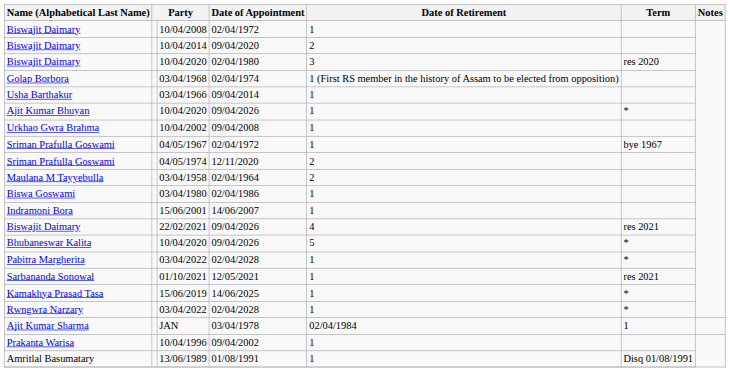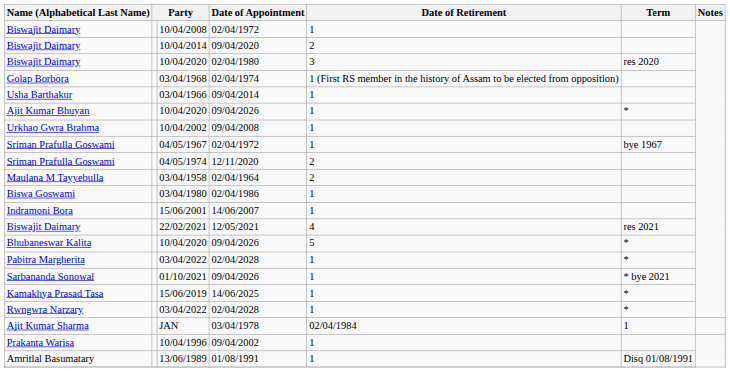(235, 227) 09/04/2026 -> (235, 227) 12/05/2021
(235, 276) 12/05/2021 -> (235, 276) 09/04/2026
(641, 276) res 2021 -> (647, 276) * bye 2021
